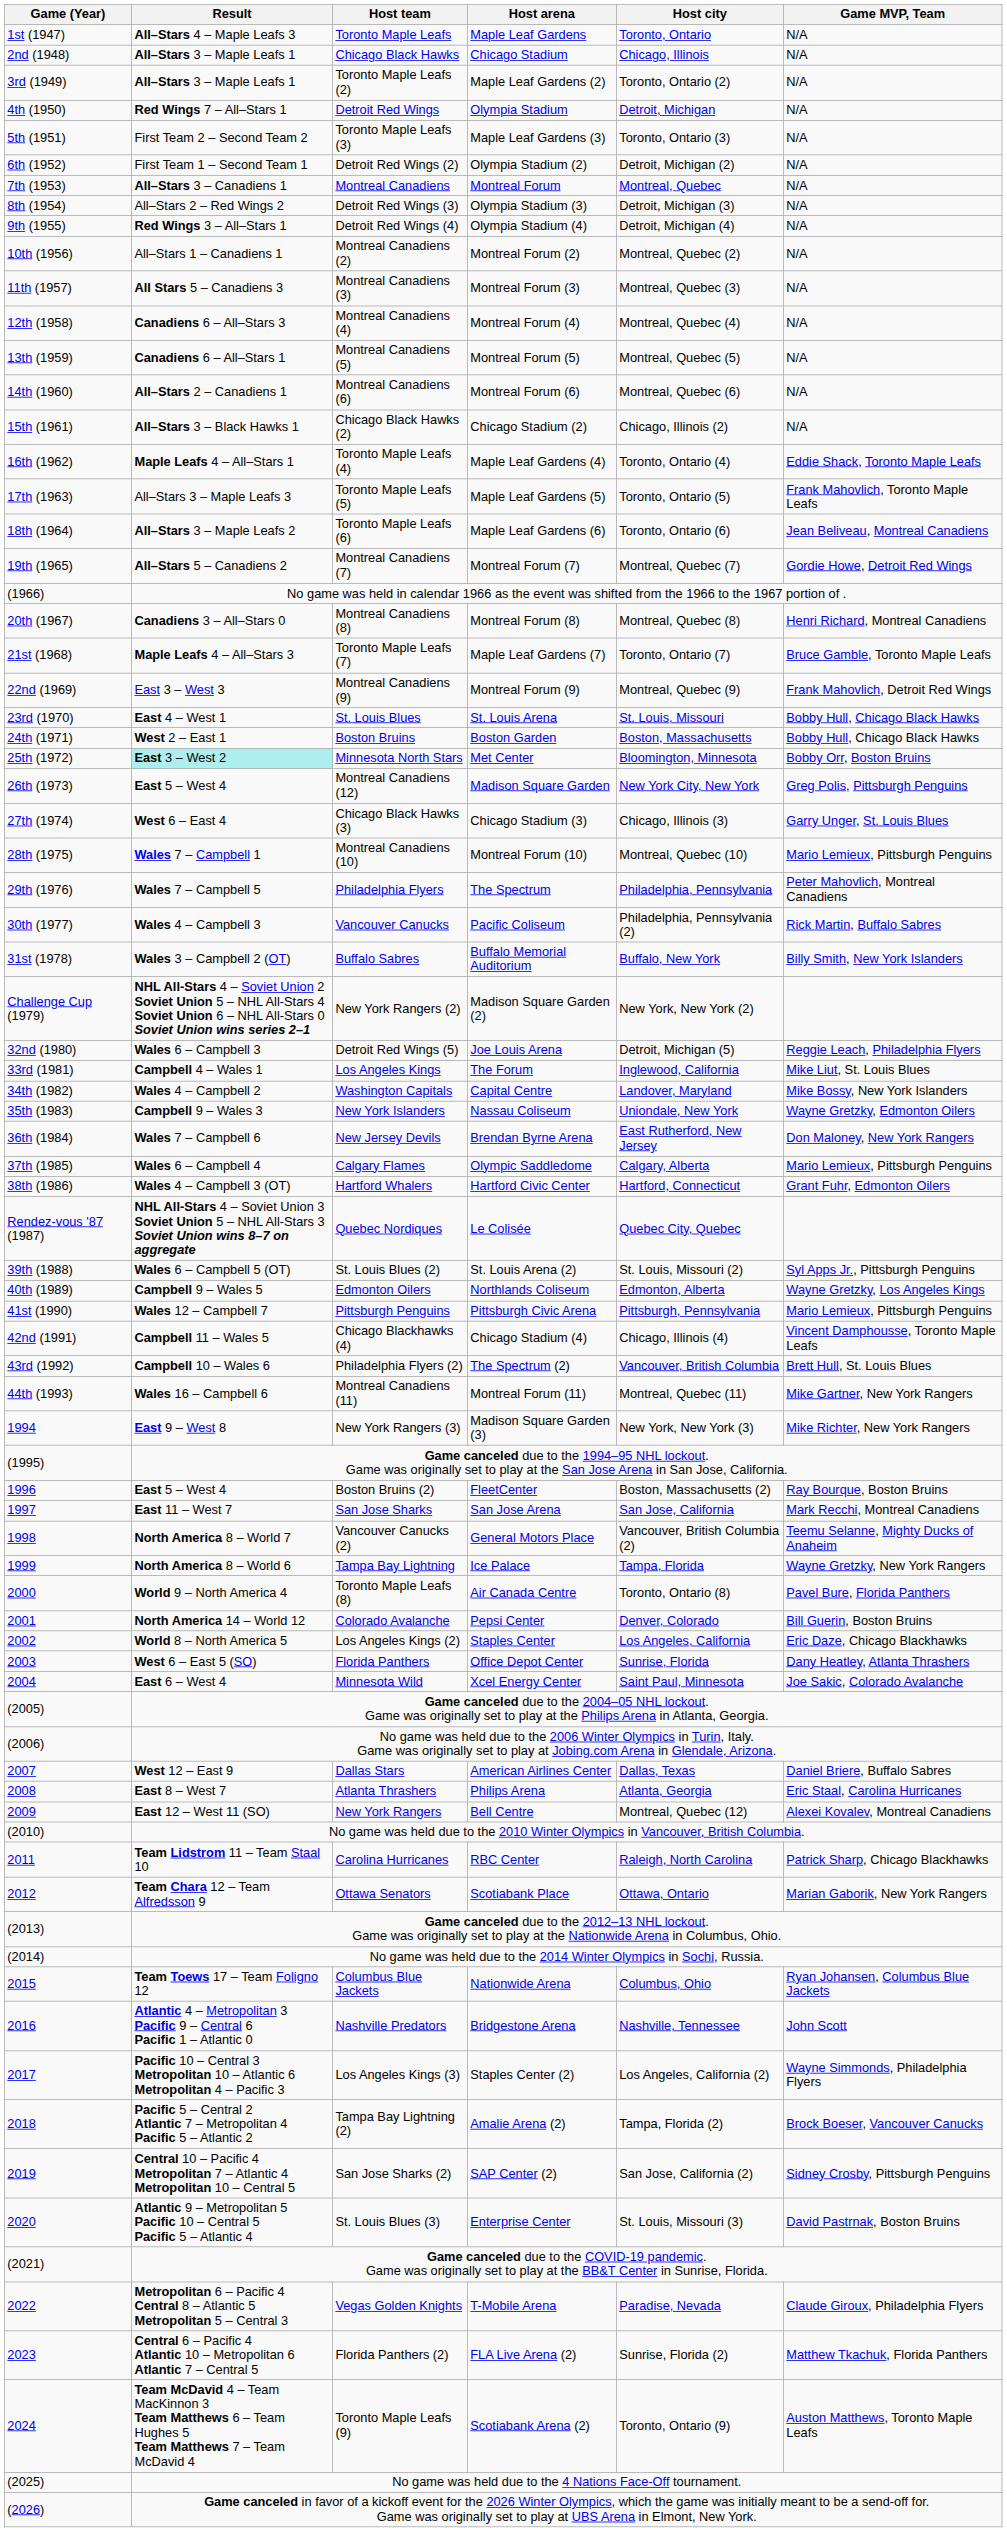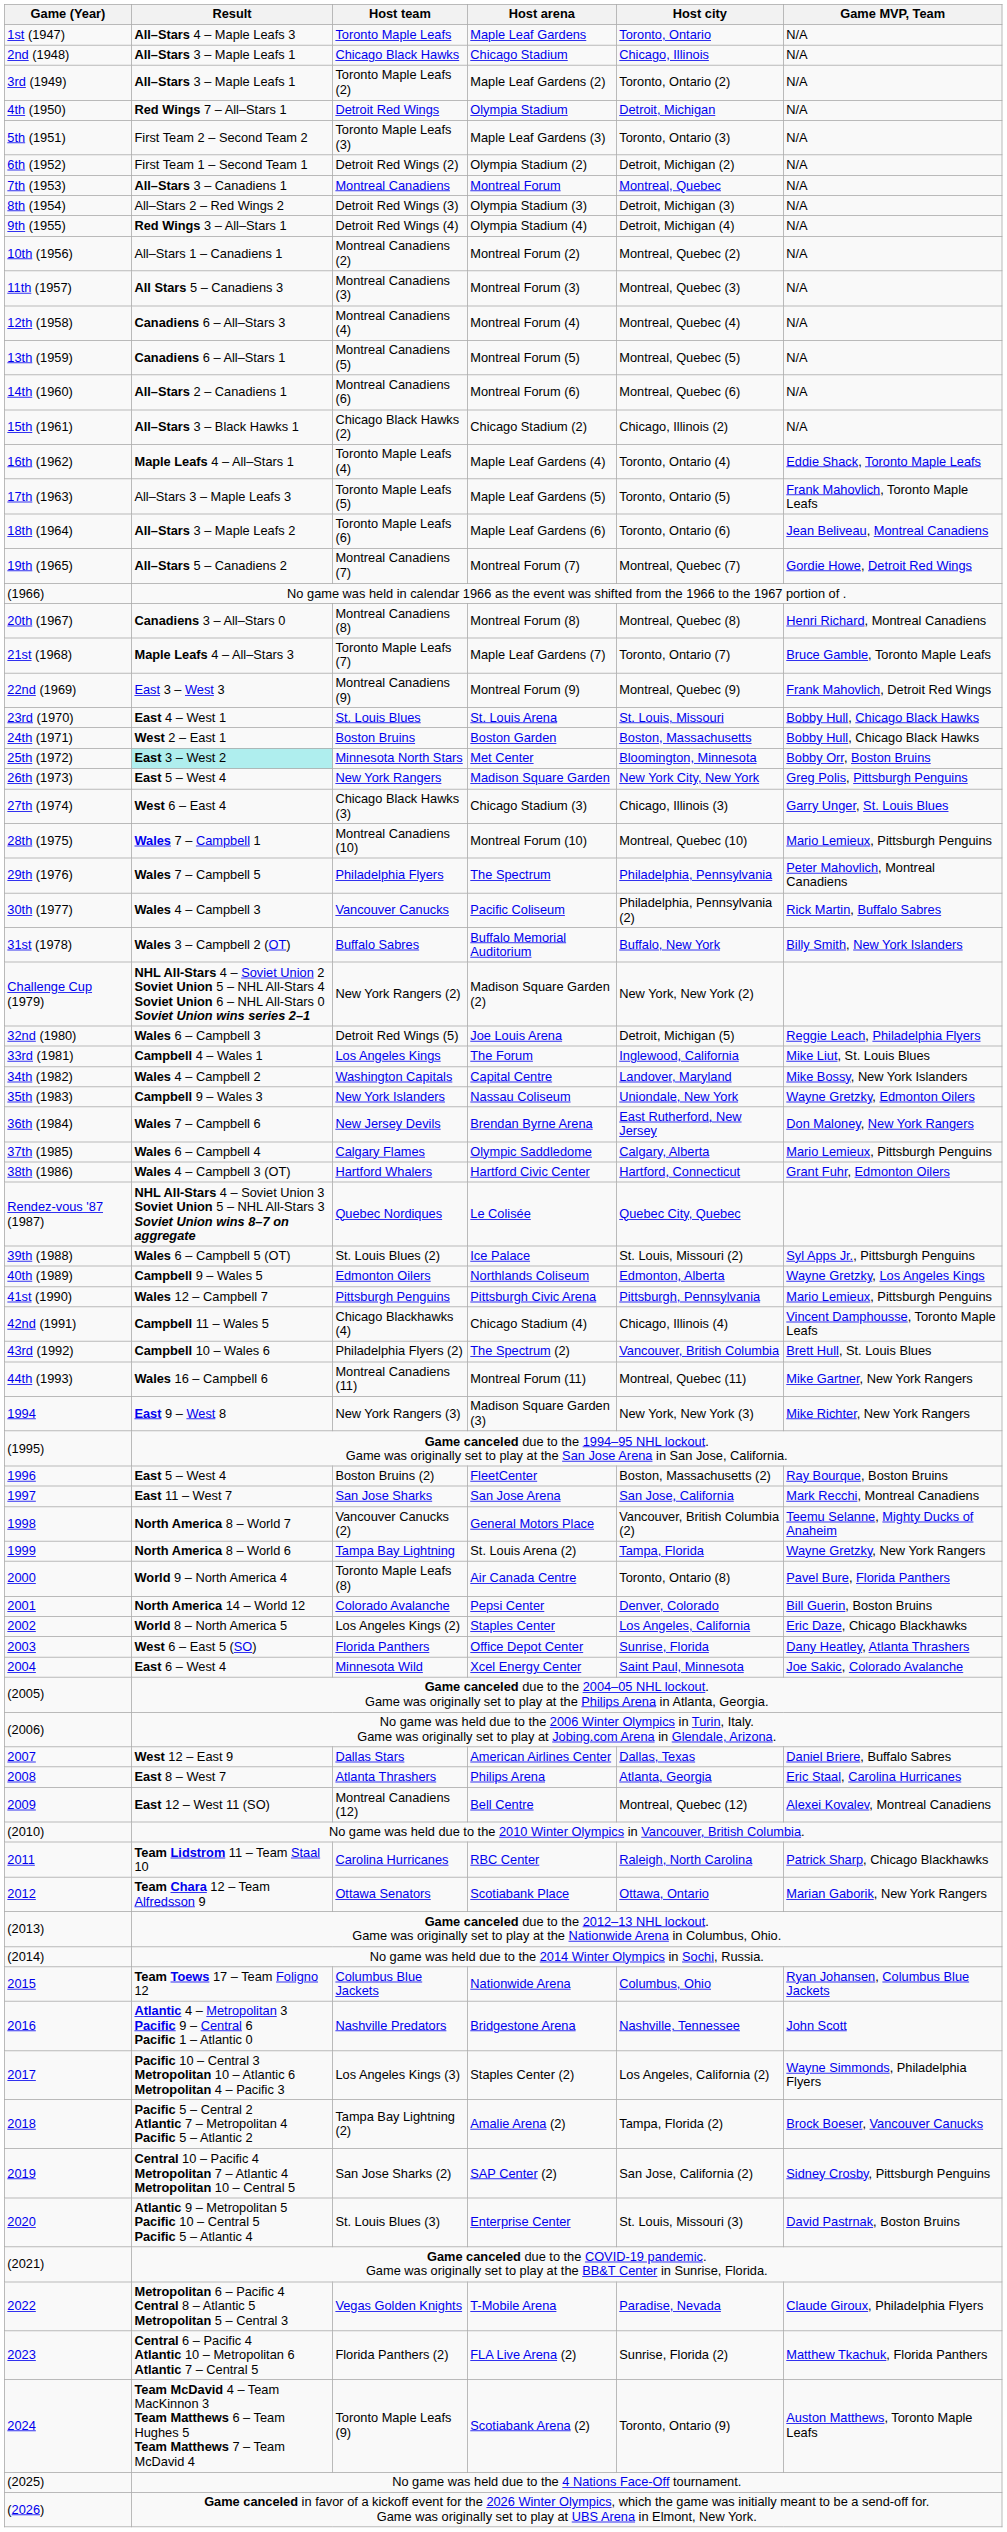(393, 785) Montreal Canadiens (12) -> (388, 778) New York Rangers
(523, 1270) St. Louis Arena (2) -> (500, 1256) Ice Palace
(500, 1565) Ice Palace -> (523, 1551) St. Louis Arena (2)
(388, 1811) New York Rangers -> (393, 1804) Montreal Canadiens (12)
